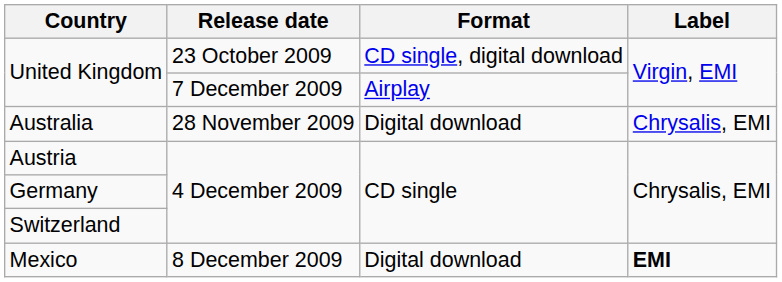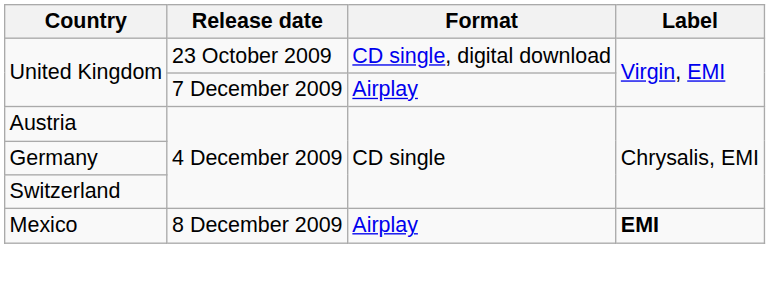- row: (51, 123)
(443, 259) Digital download -> (385, 225) Airplay
